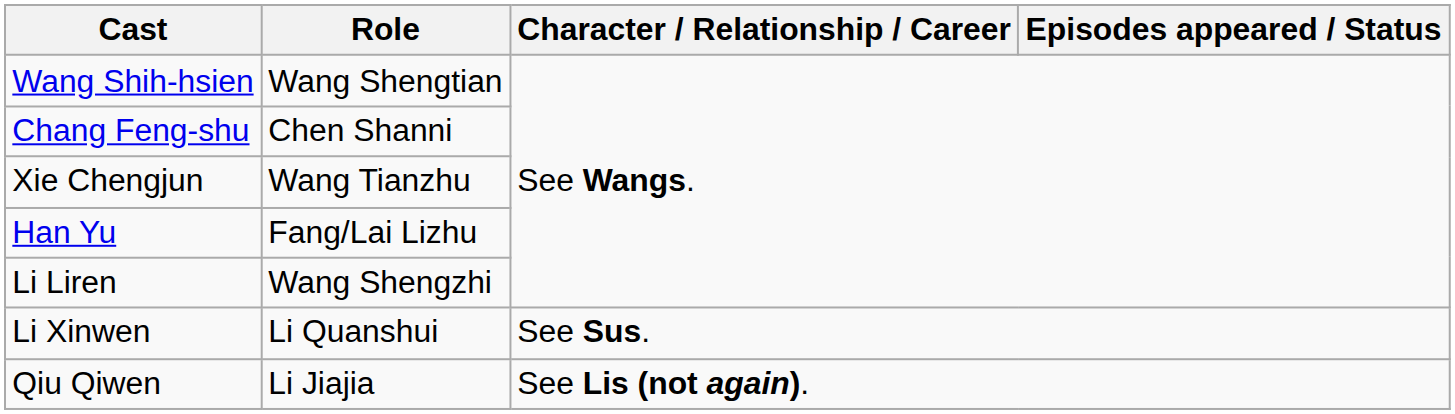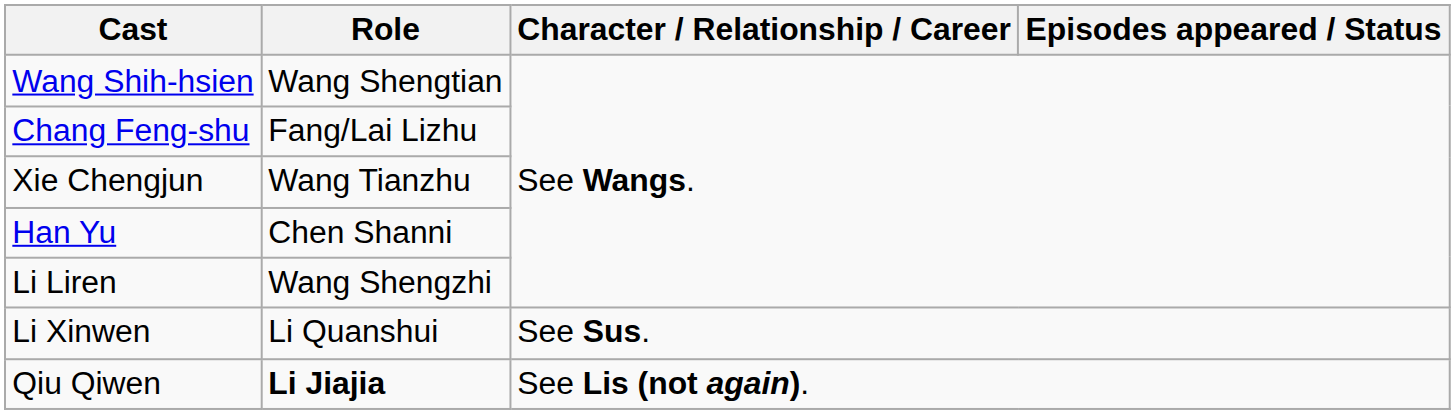(360, 130) Chen Shanni -> (373, 130) Fang/Lai Lizhu
(373, 231) Fang/Lai Lizhu -> (360, 231) Chen Shanni
(321, 383) normal -> (327, 383) bold
